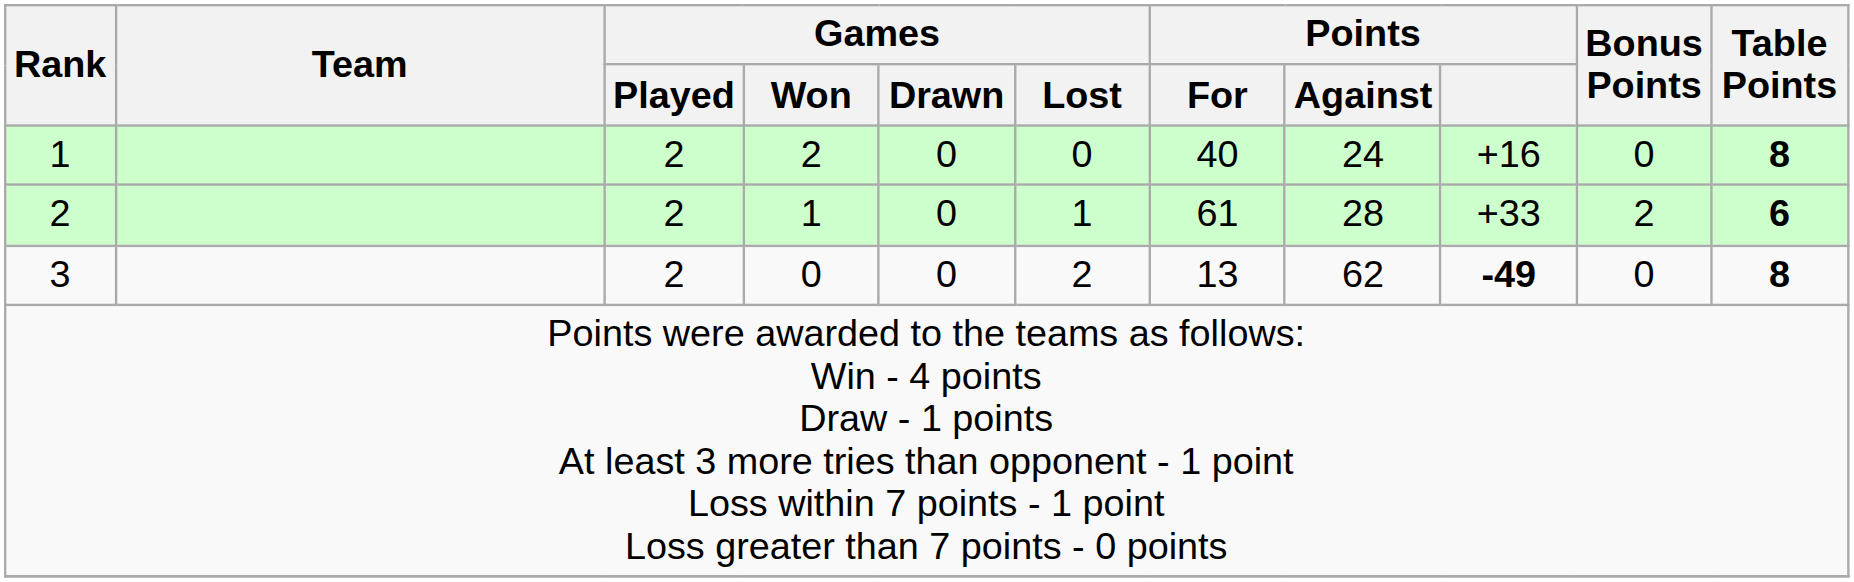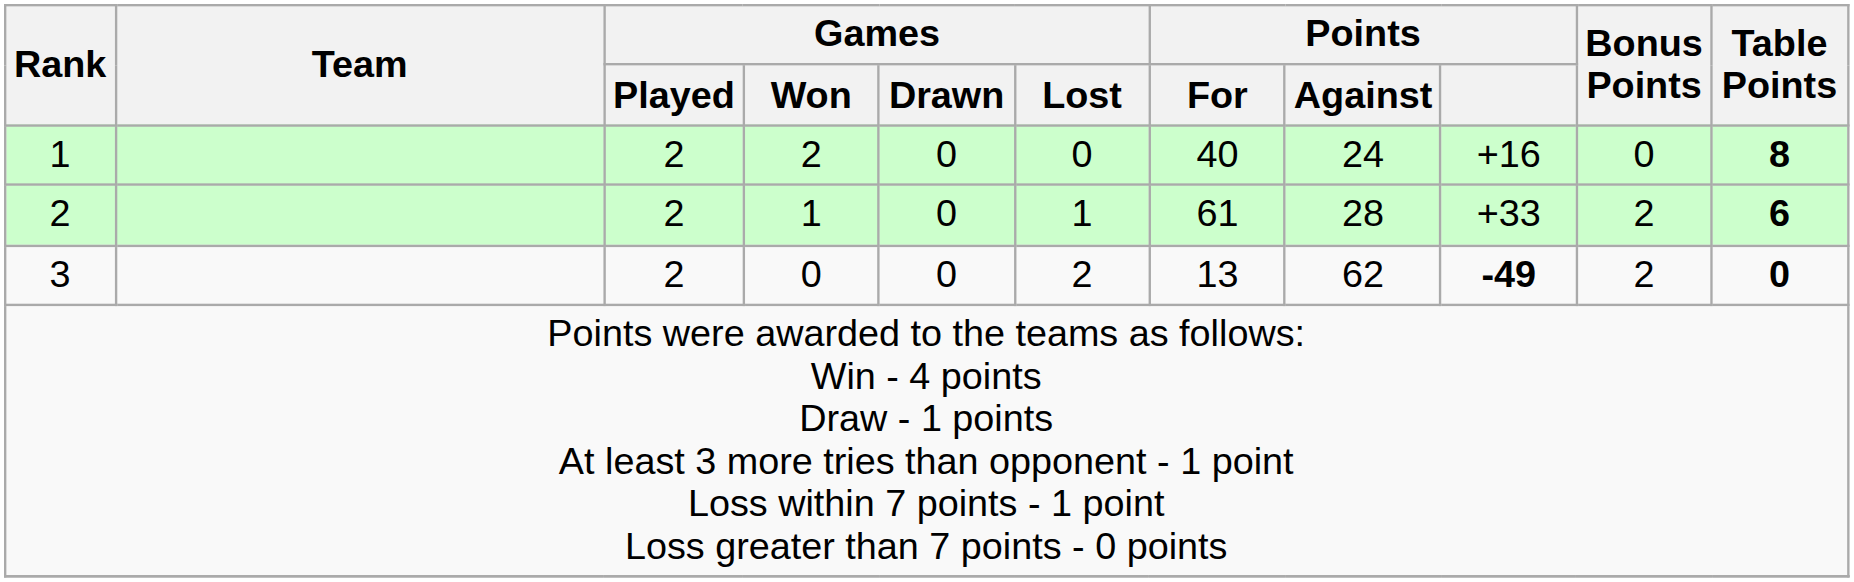(1644, 273) 0 -> (1644, 273) 2
(1779, 273) 8 -> (1779, 273) 0
